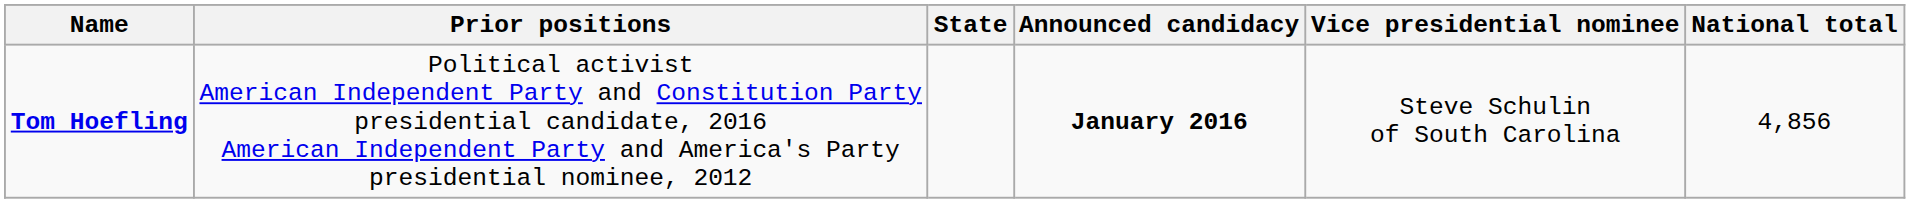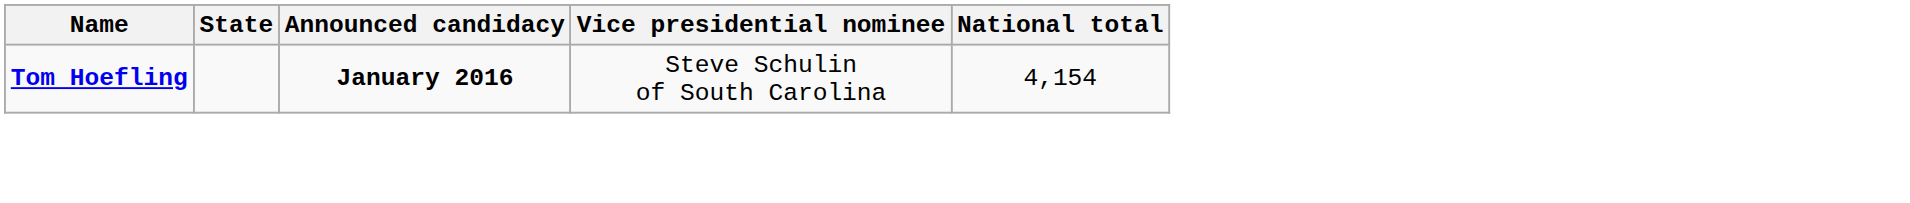- column: (561, 25)
(1794, 122) 4,856 -> (1060, 79) 4,154
